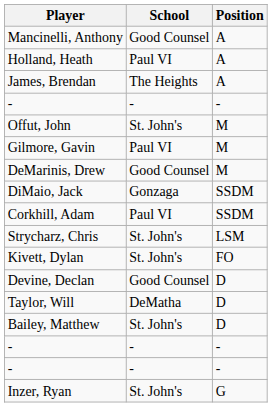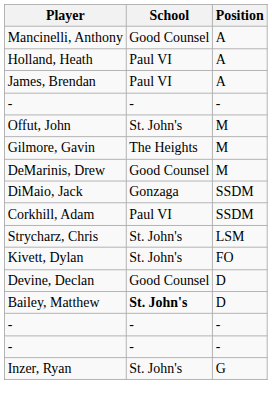(163, 81) The Heights -> (151, 81) Paul VI
(151, 147) Paul VI -> (163, 147) The Heights
- row: (41, 302)
(156, 324) normal -> (158, 302) bold
